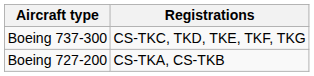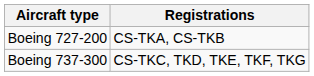rows swapped: (57, 60) <-> (57, 37)
